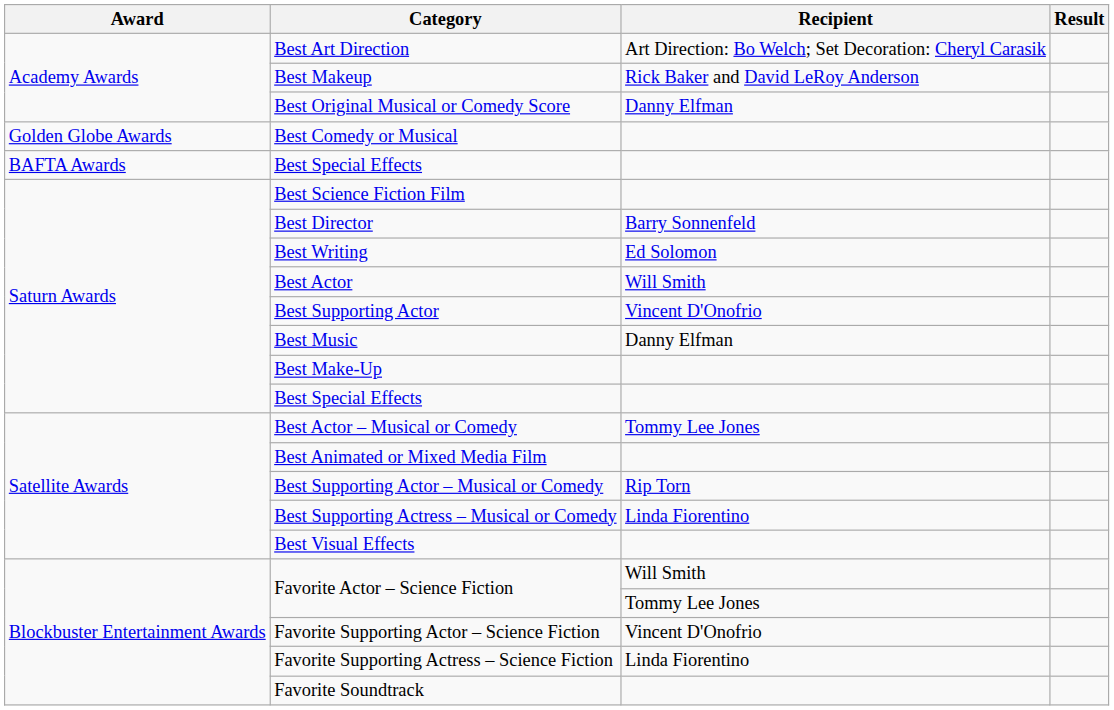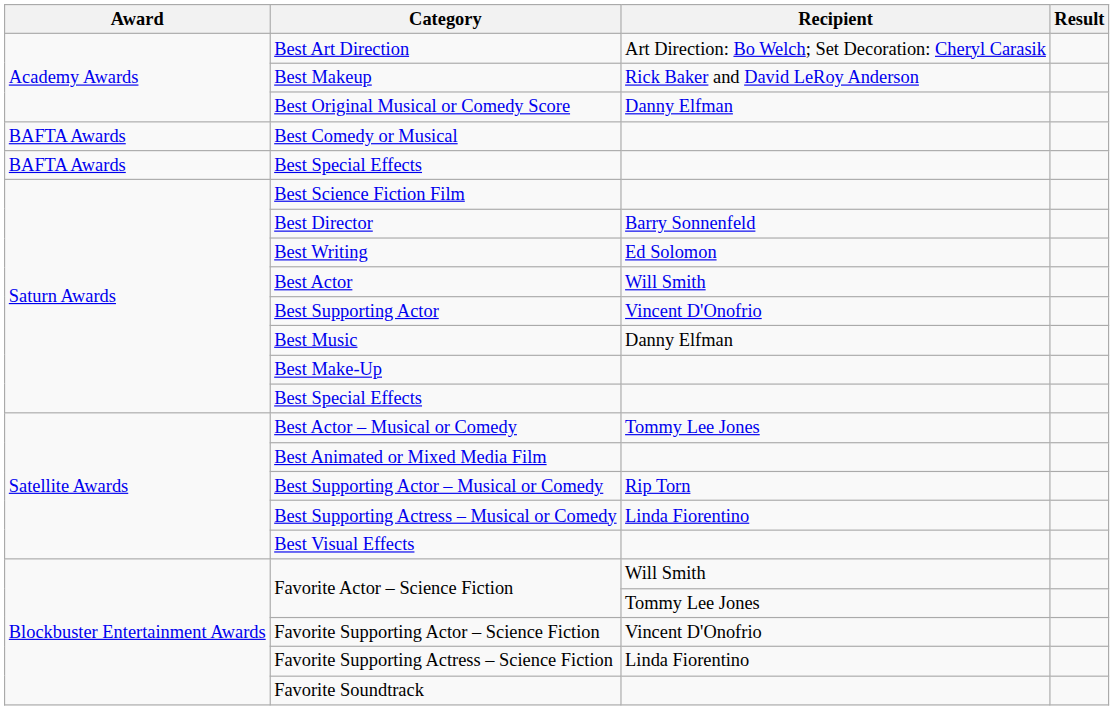(90, 135) Golden Globe Awards -> (67, 135) BAFTA Awards
